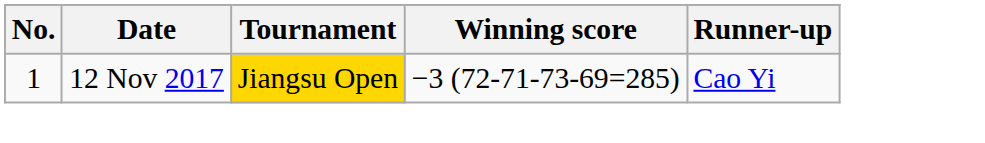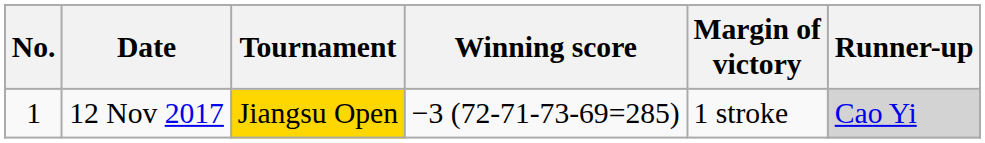+ column: (757, 46)
(734, 77) no background -> (876, 113) lightgrey background
